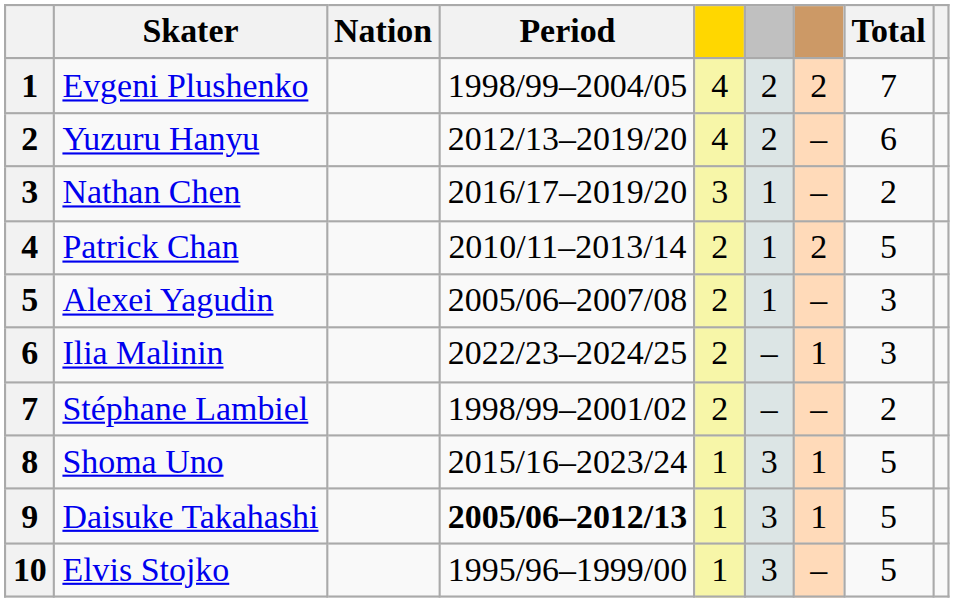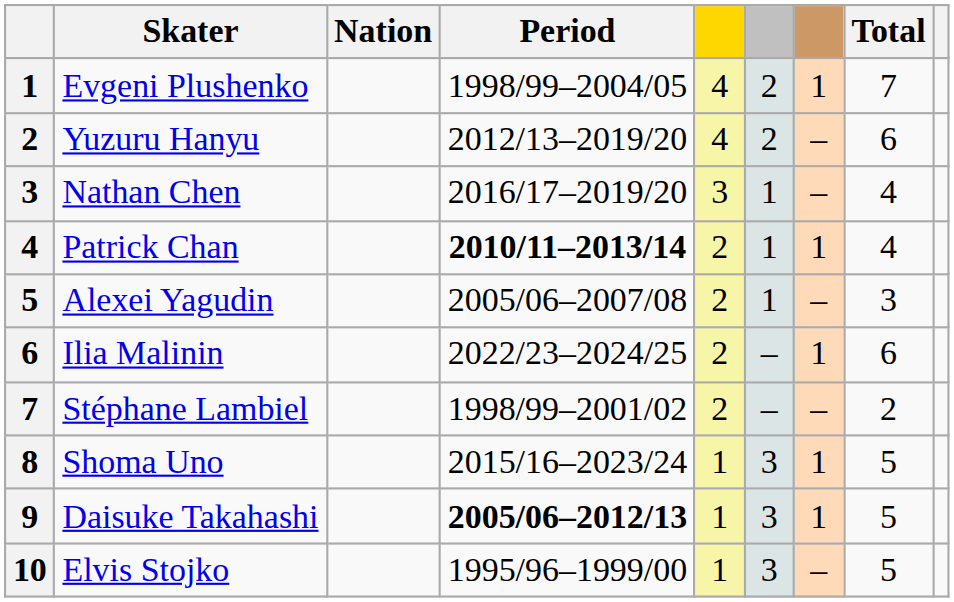(819, 85) 2 -> (819, 85) 1
(888, 192) 2 -> (888, 192) 4
(567, 246) normal -> (567, 246) bold
(819, 246) 2 -> (819, 246) 1
(888, 246) 5 -> (888, 246) 4
(888, 354) 3 -> (888, 354) 6
